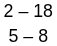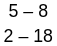rows swapped: (28, 11) <-> (28, 36)
